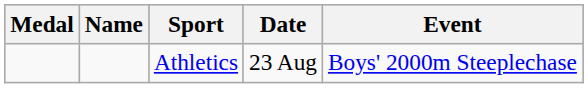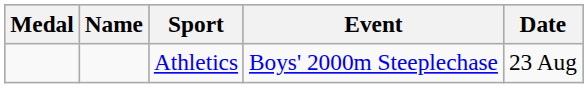columns swapped: (452, 24) <-> (283, 24)
